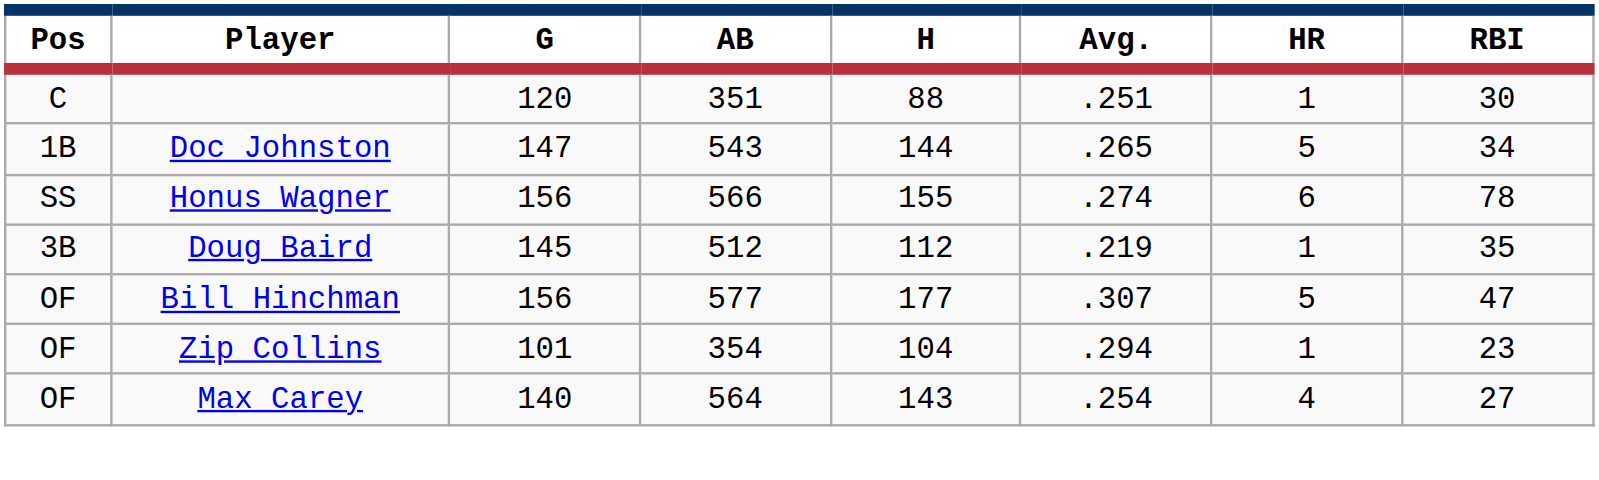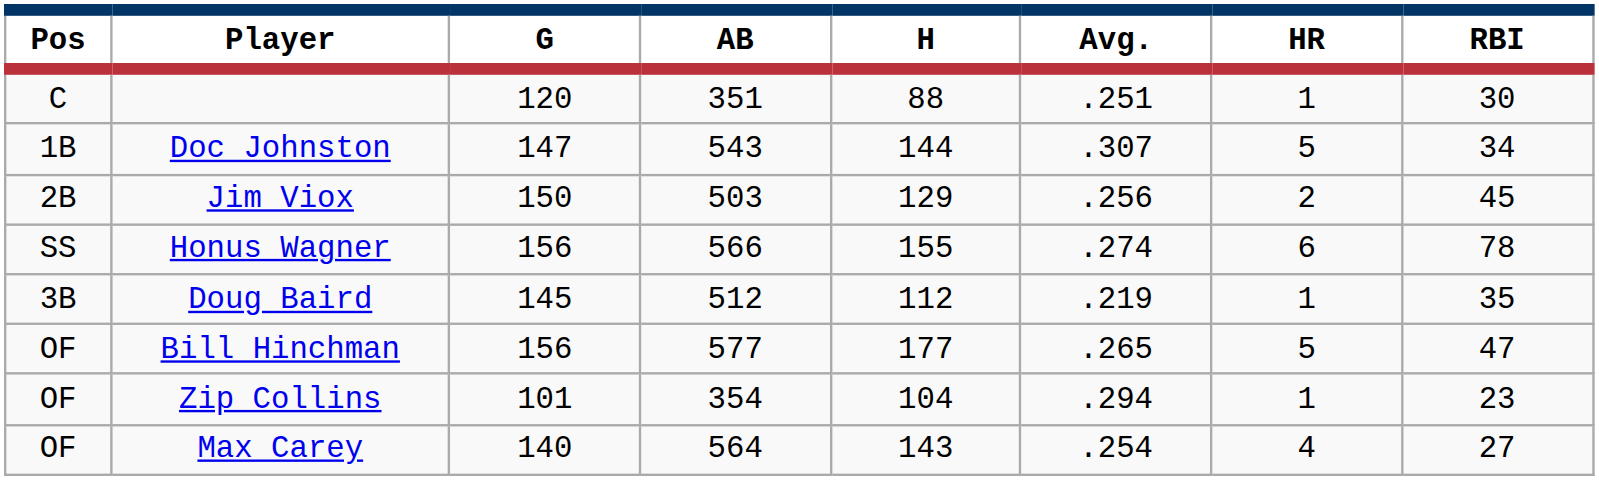(1116, 149) .265 -> (1116, 149) .307
+ row: (280, 199)
(1116, 299) .307 -> (1116, 349) .265
